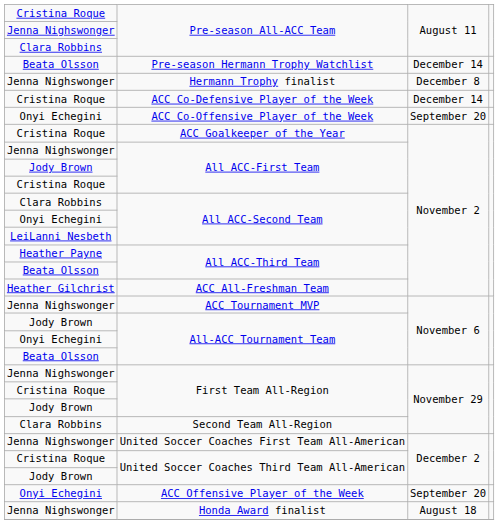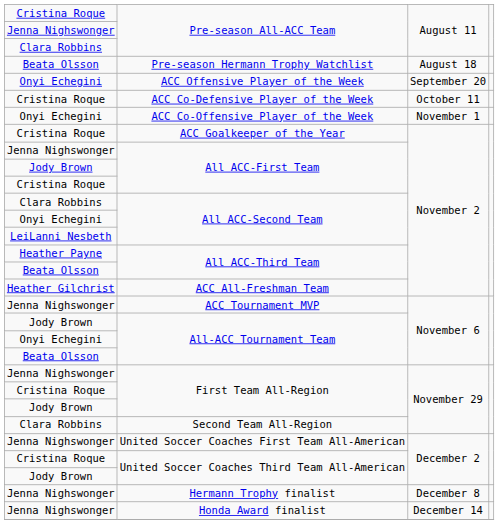(448, 64) December 14 -> (448, 64) August 18
rows swapped: (61, 494) <-> (61, 82)
(448, 99) December 14 -> (448, 99) October 11
(448, 116) September 20 -> (448, 116) November 1
(448, 511) August 18 -> (448, 511) December 14
